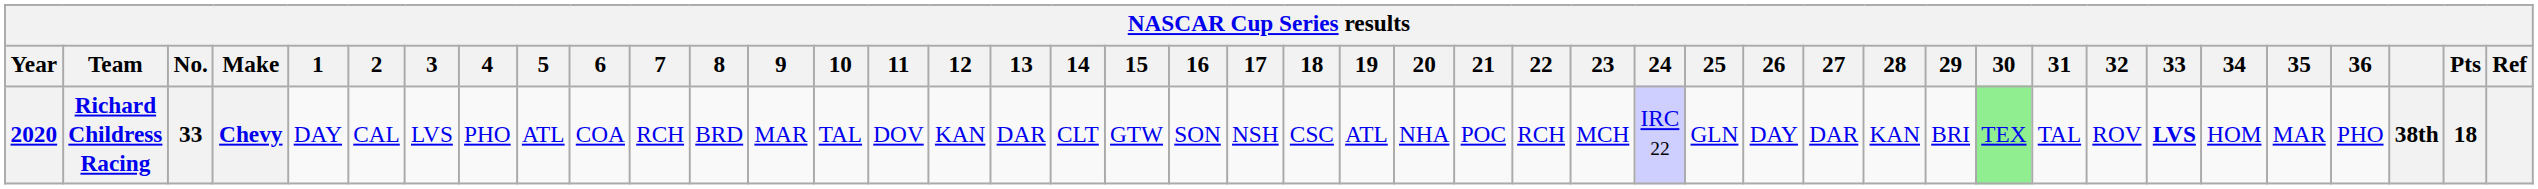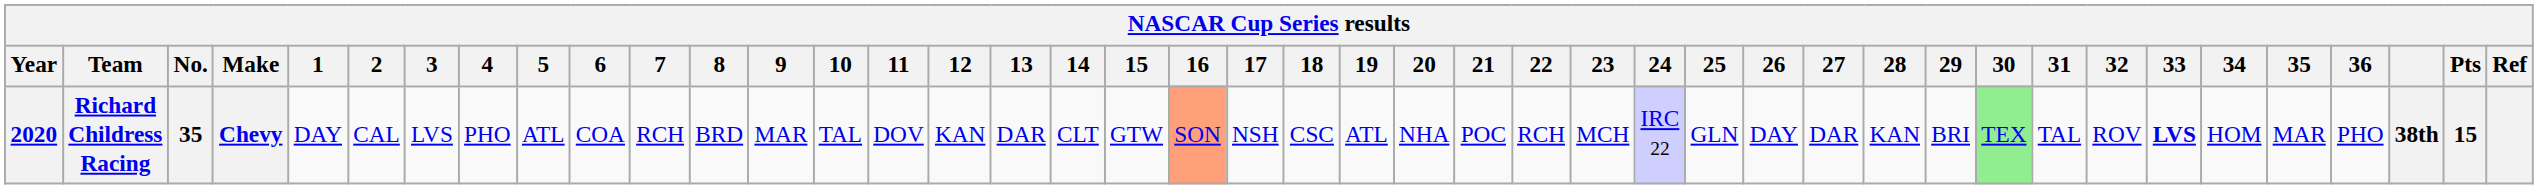(191, 134) 33 -> (191, 134) 35
(1198, 134) no background -> (1198, 134) lightsalmon background
(2465, 134) 18 -> (2465, 134) 15
